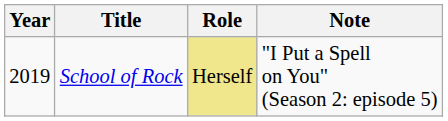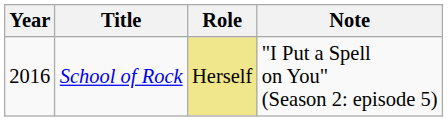(30, 76) 2019 -> (30, 76) 2016
